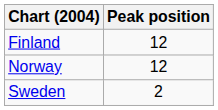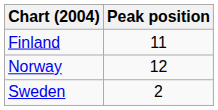(158, 42) 12 -> (158, 42) 11
